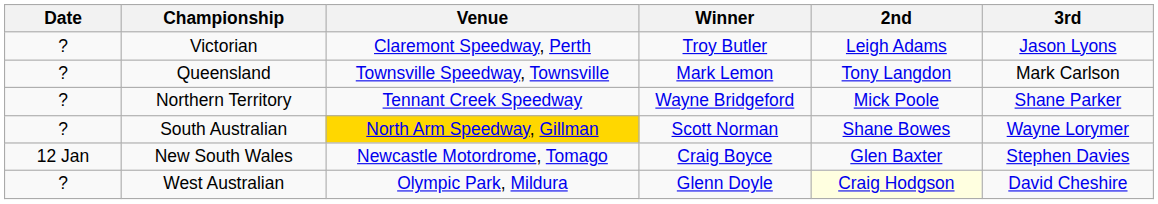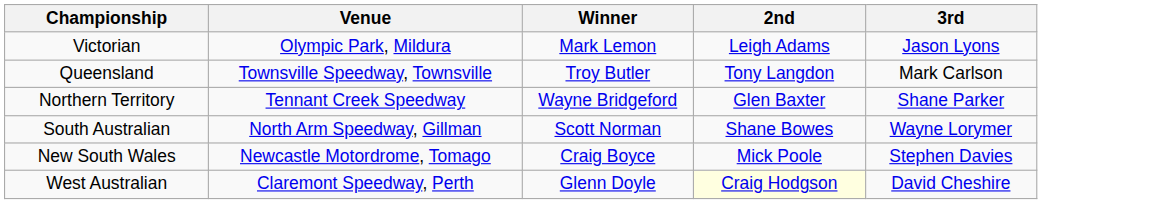- column: (63, 18)
(482, 45) Claremont Speedway, Perth -> (365, 45) Olympic Park, Mildura
(725, 45) Troy Butler -> (608, 45) Mark Lemon
(725, 73) Mark Lemon -> (608, 73) Troy Butler
(896, 101) Mick Poole -> (779, 101) Glen Baxter
(482, 128) gold background -> (365, 128) no background
(896, 156) Glen Baxter -> (779, 156) Mick Poole
(482, 184) Olympic Park, Mildura -> (365, 184) Claremont Speedway, Perth
